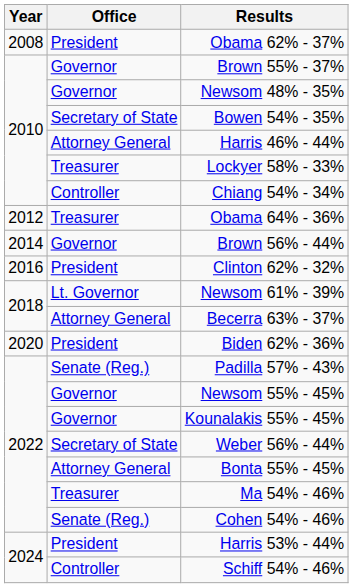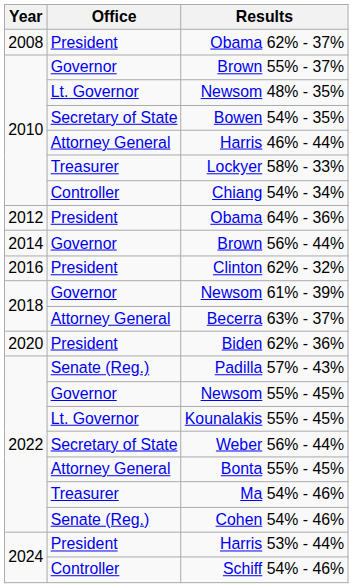(84, 92) Governor -> (95, 92) Lt. Governor
(85, 218) Treasurer -> (84, 218) President
(95, 293) Lt. Governor -> (84, 293) Governor
(84, 419) Governor -> (95, 419) Lt. Governor
